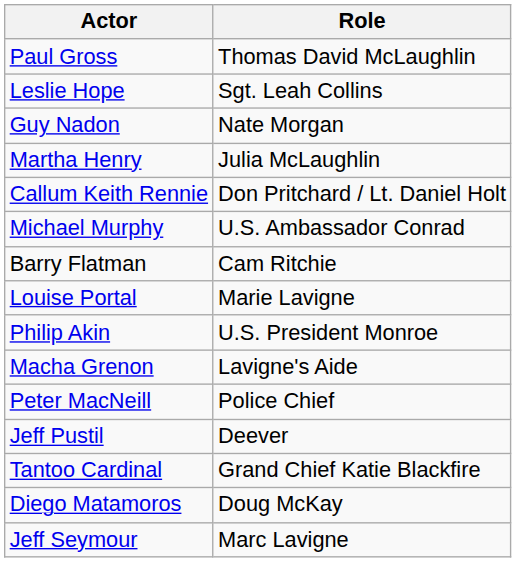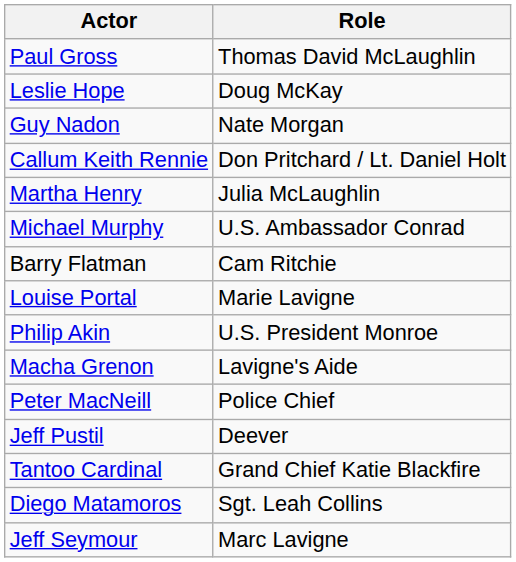(300, 90) Sgt. Leah Collins -> (280, 90) Doug McKay
rows swapped: (76, 159) <-> (109, 194)
(280, 504) Doug McKay -> (300, 504) Sgt. Leah Collins
